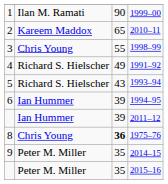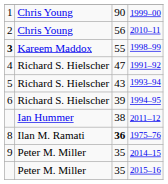(51, 13) Ilan M. Ramati -> (45, 13) Chris Young
(55, 30) Kareem Maddox -> (45, 30) Chris Young
(120, 30) 65 -> (120, 30) 56
(10, 48) normal -> (10, 48) bold
(45, 48) Chris Young -> (55, 48) Kareem Maddox
(120, 65) 49 -> (120, 65) 47
(46, 100) Ian Hummer -> (63, 100) Richard S. Hielscher
(120, 118) 39 -> (120, 118) 38
(45, 135) Chris Young -> (51, 135) Ilan M. Ramati
